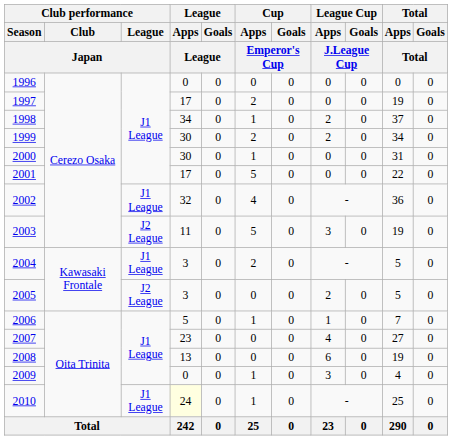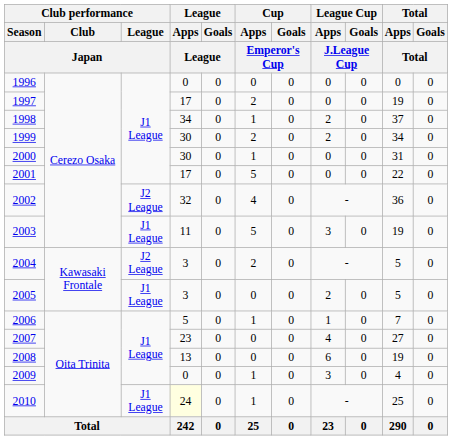(145, 200) J1 League -> (145, 200) J2 League
(145, 231) J2 League -> (145, 231) J1 League
(145, 263) J1 League -> (145, 263) J2 League
(145, 295) J2 League -> (145, 295) J1 League
